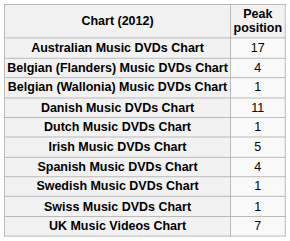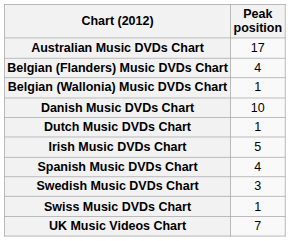(258, 107) 11 -> (258, 107) 10
(258, 186) 1 -> (258, 186) 3
